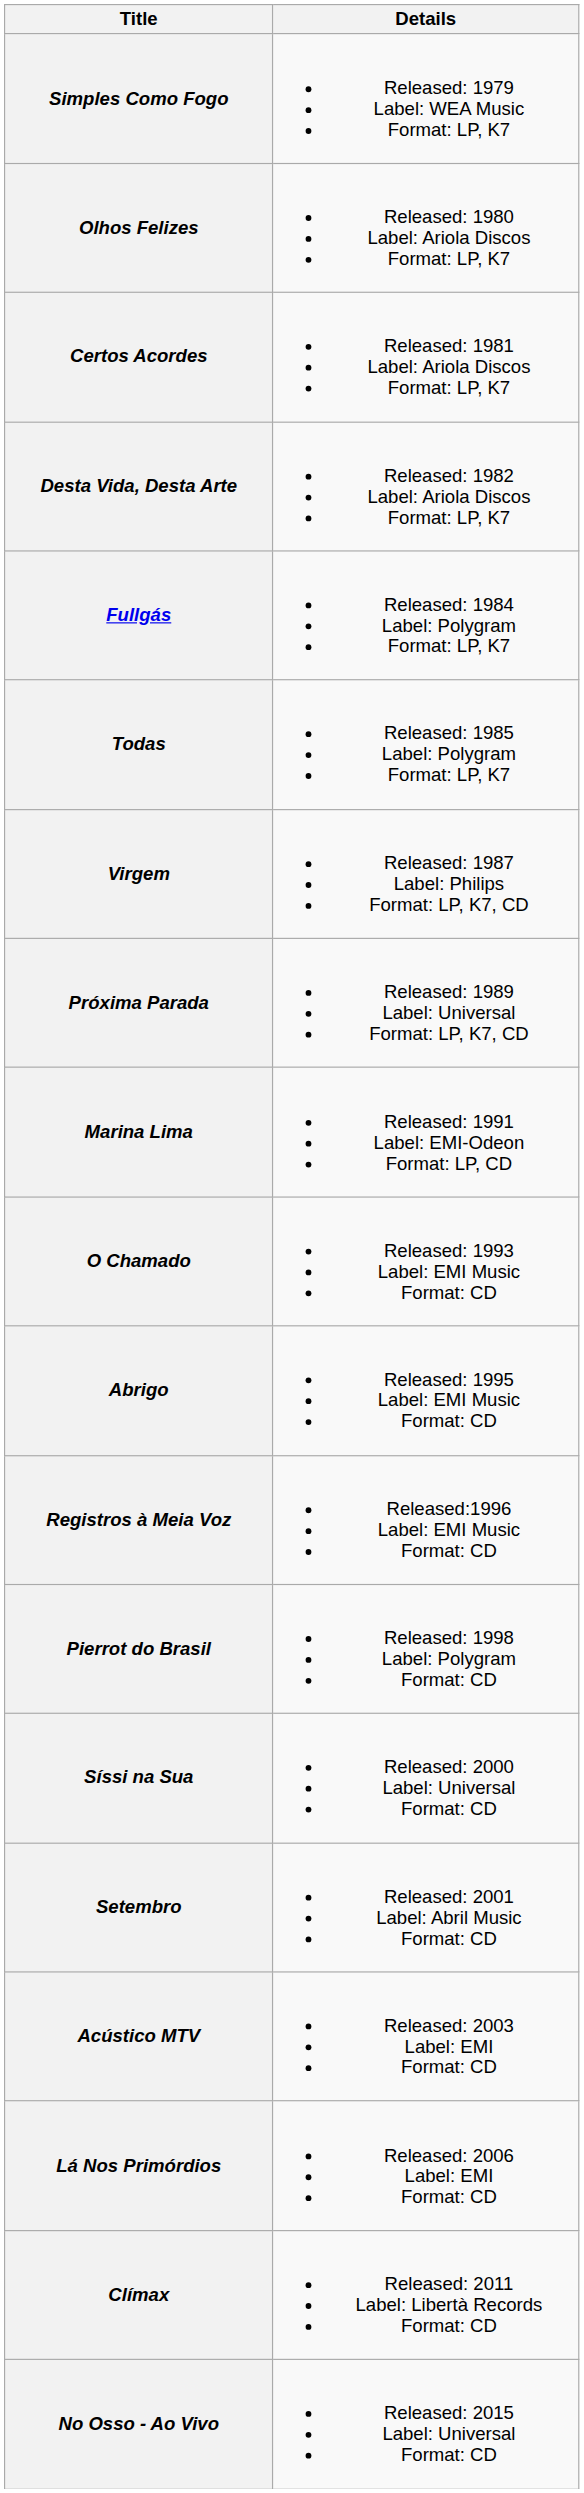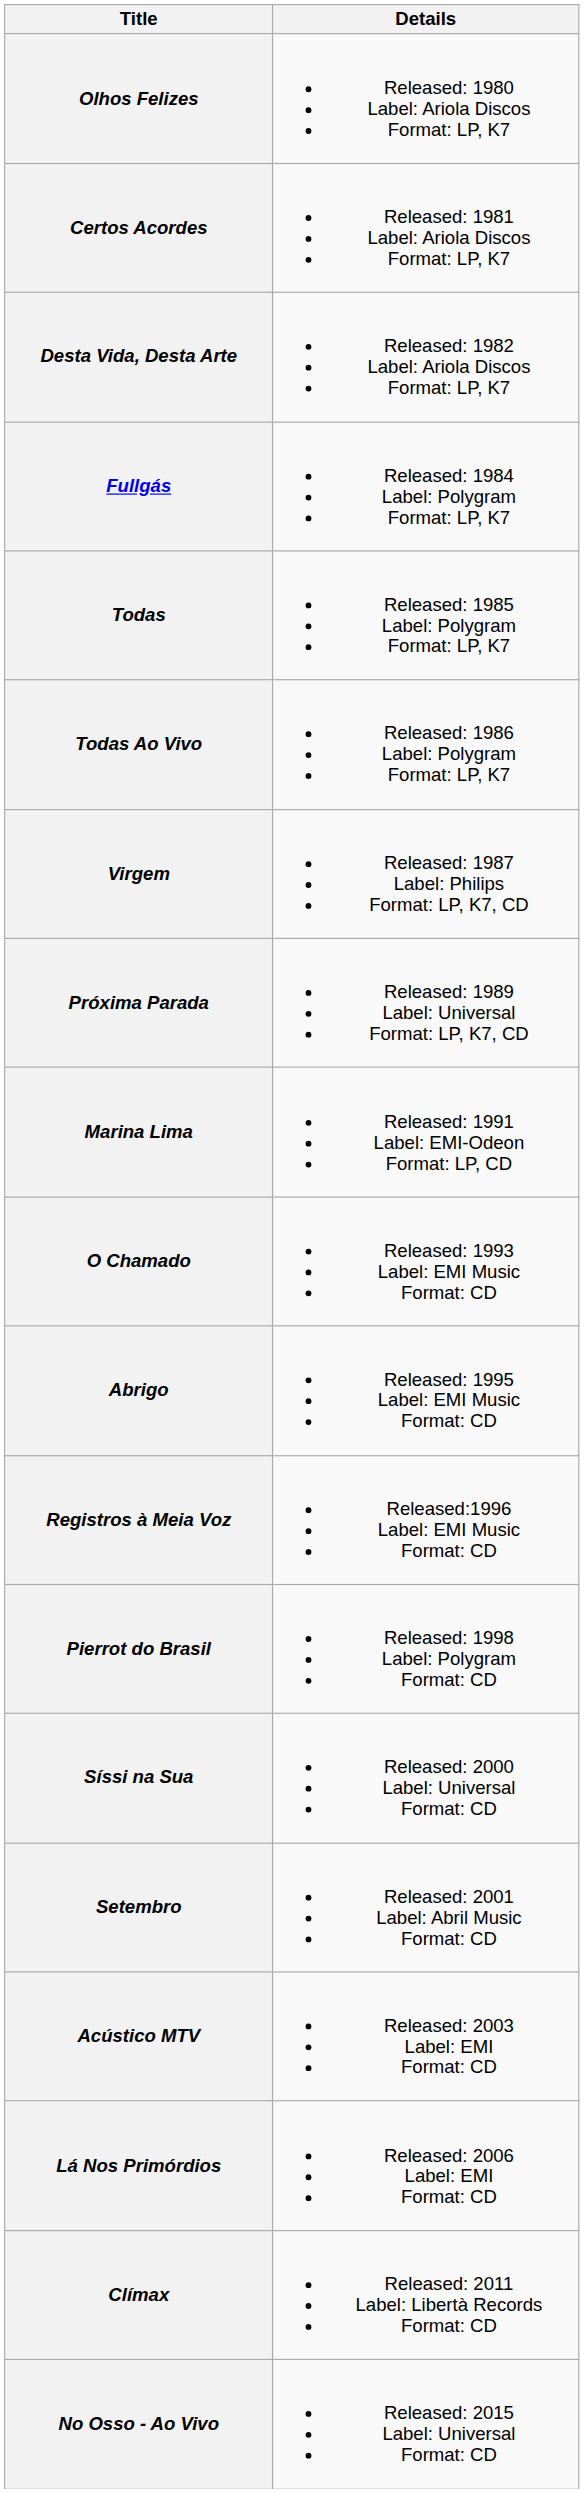- row: (139, 98)
+ row: (139, 744)
